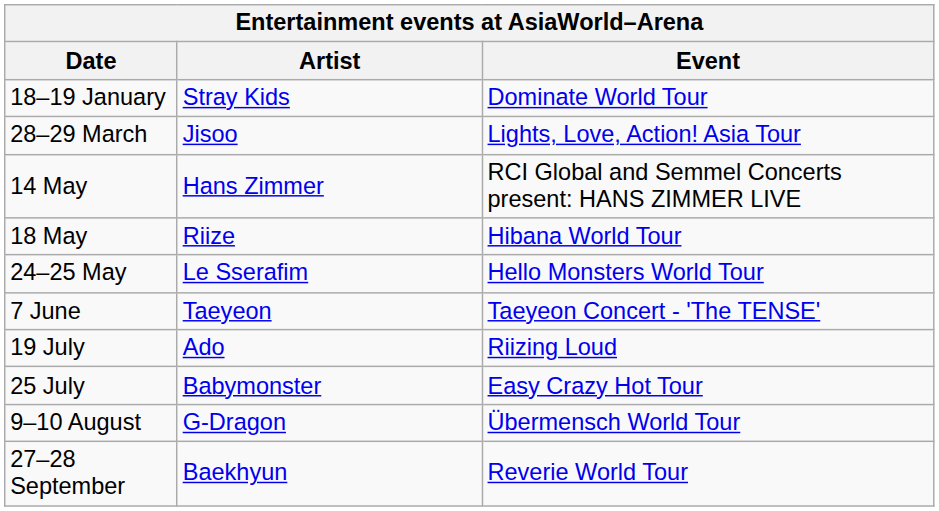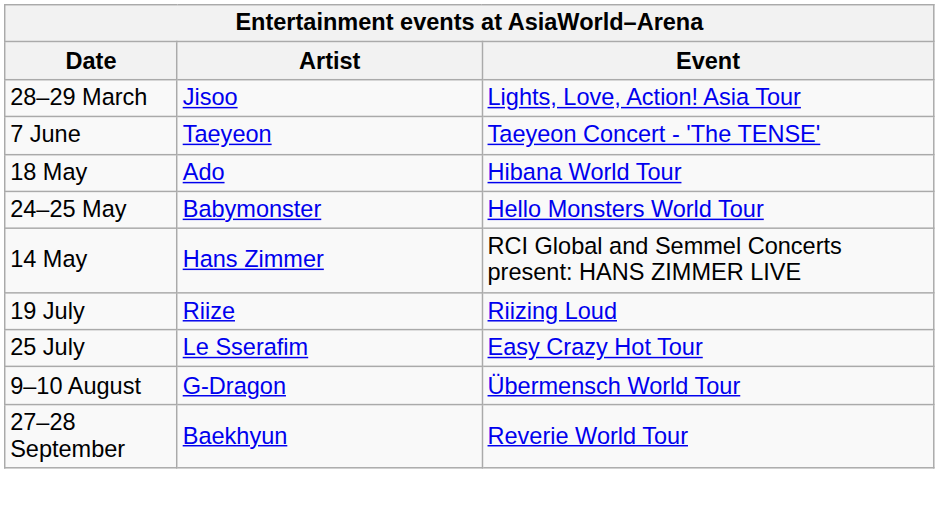- row: (88, 97)
rows swapped: (49, 185) <-> (45, 310)
(209, 236) Riize -> (204, 172) Ado
(245, 273) Le Sserafim -> (252, 209) Babymonster
(204, 348) Ado -> (209, 310) Riize
(252, 385) Babymonster -> (245, 348) Le Sserafim
